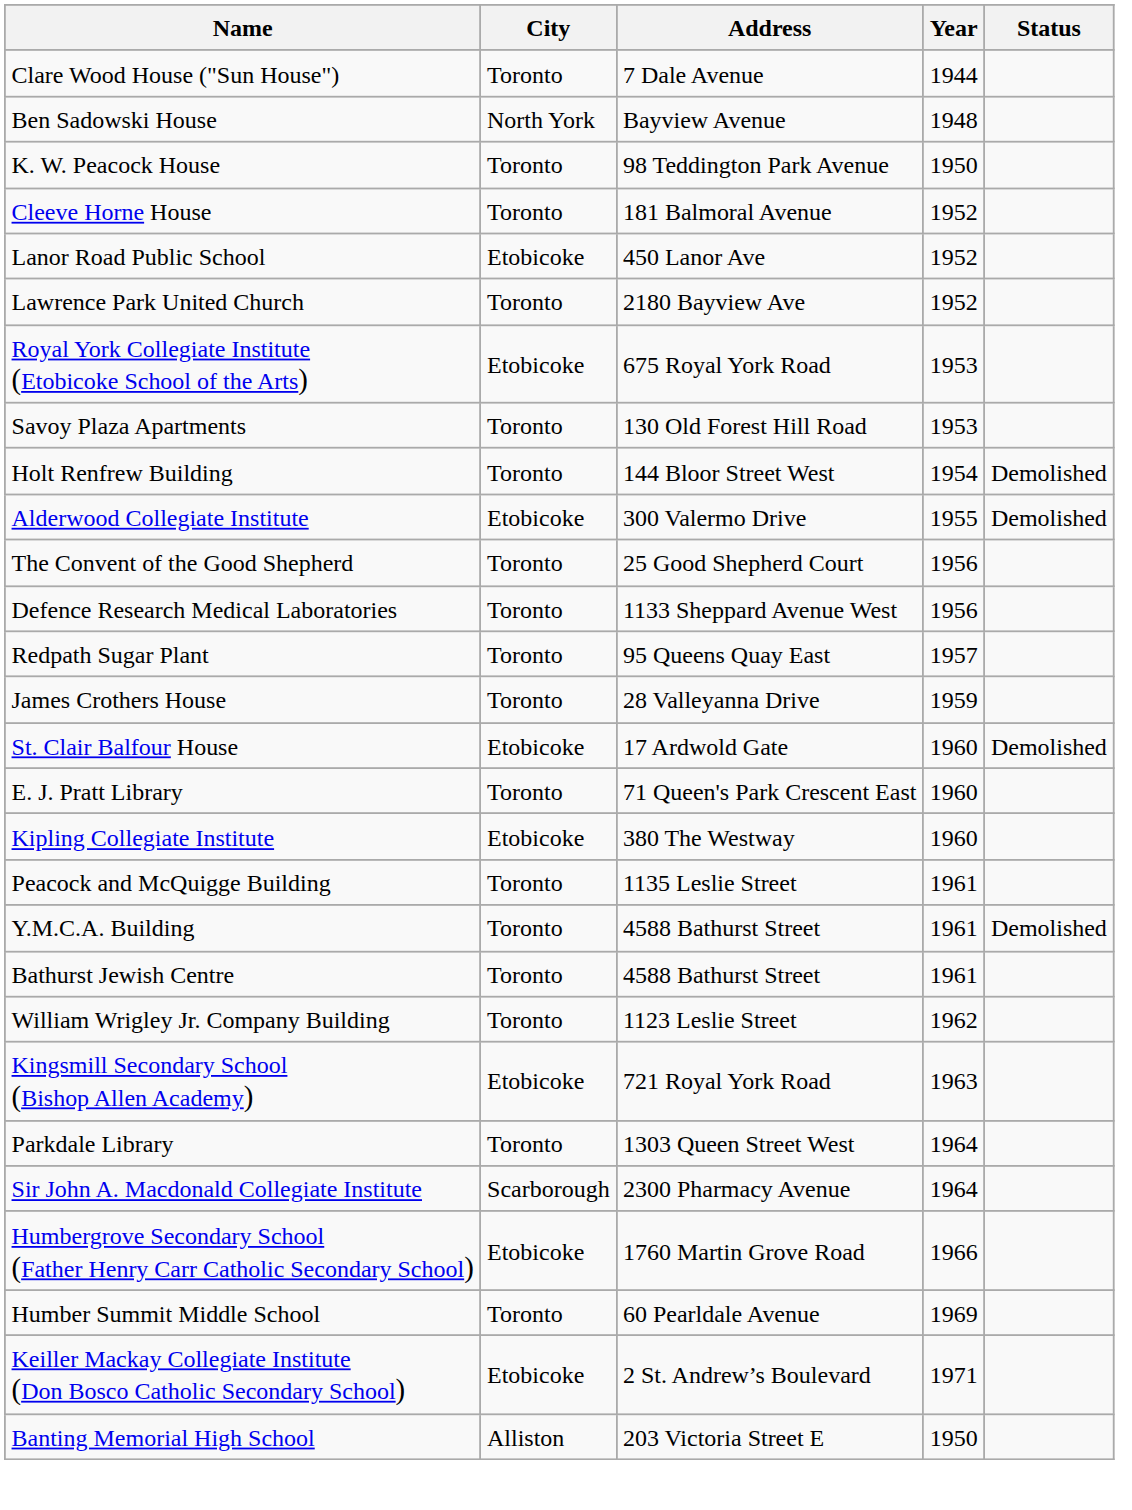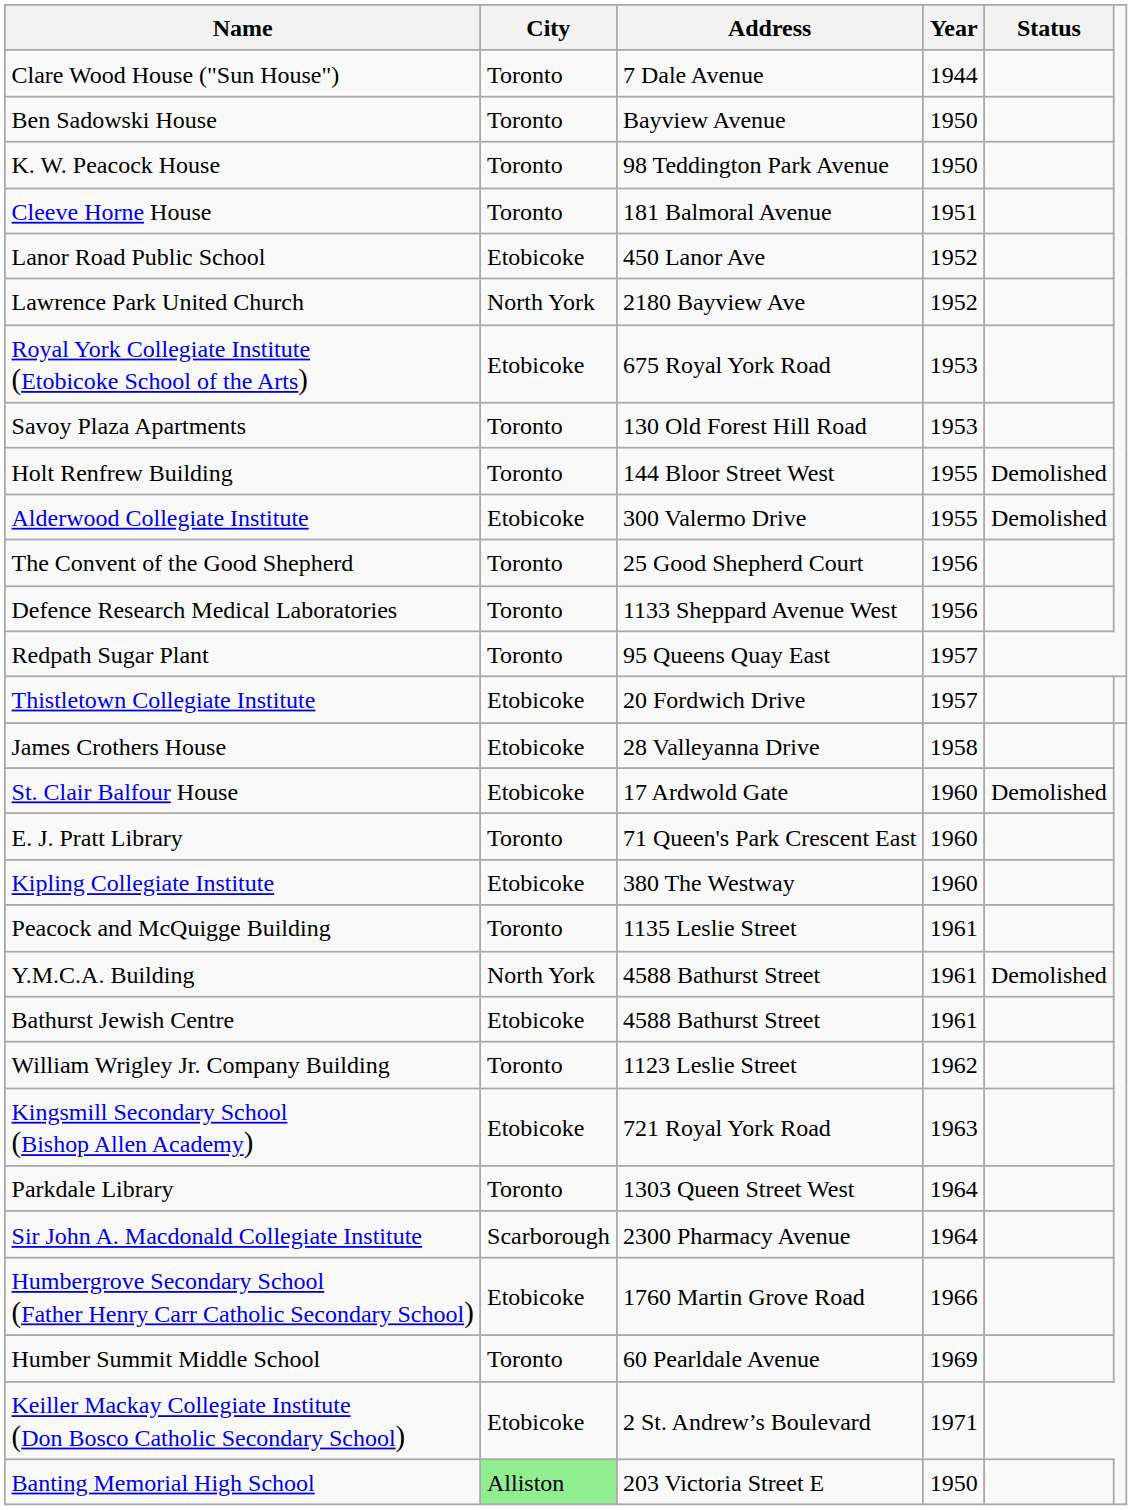(541, 120) North York -> (525, 120) Toronto
(954, 120) 1948 -> (954, 120) 1950
(954, 211) 1952 -> (954, 211) 1951
(525, 303) Toronto -> (541, 303) North York
(954, 472) 1954 -> (954, 472) 1955
+ row: (163, 699)
(525, 700) Toronto -> (536, 746) Etobicoke
(954, 700) 1959 -> (954, 746) 1958
(525, 929) Toronto -> (541, 975) North York
(525, 975) Toronto -> (536, 1020) Etobicoke
(526, 1437) no background -> (526, 1483) lightgreen background
